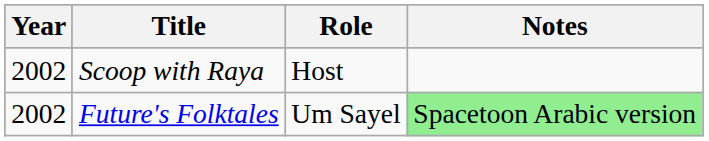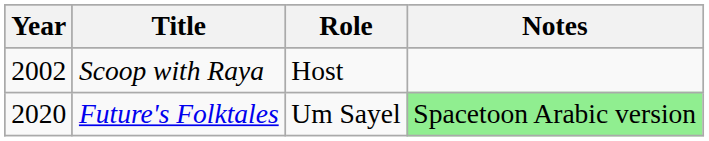(39, 113) 2002 -> (39, 113) 2020
